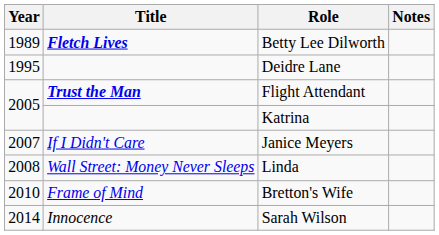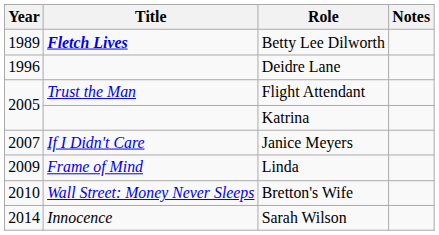(24, 67) 1995 -> (24, 67) 1996
(94, 92) bold -> (92, 92) normal
(24, 167) 2008 -> (24, 167) 2009
(151, 167) Wall Street: Money Never Sleeps -> (95, 167) Frame of Mind
(95, 192) Frame of Mind -> (151, 192) Wall Street: Money Never Sleeps
